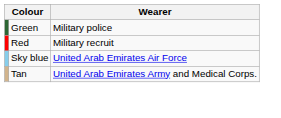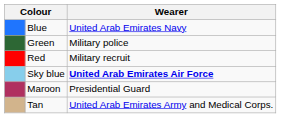+ row: (37, 27)
(120, 58) normal -> (141, 74) bold
+ row: (44, 89)
